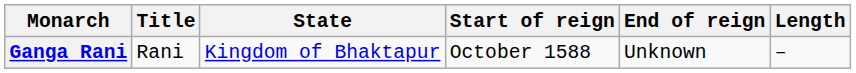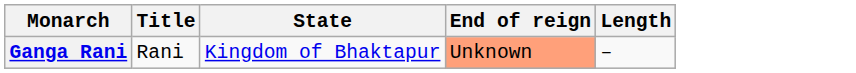- column: (532, 21)
(665, 53) no background -> (491, 53) lightsalmon background
